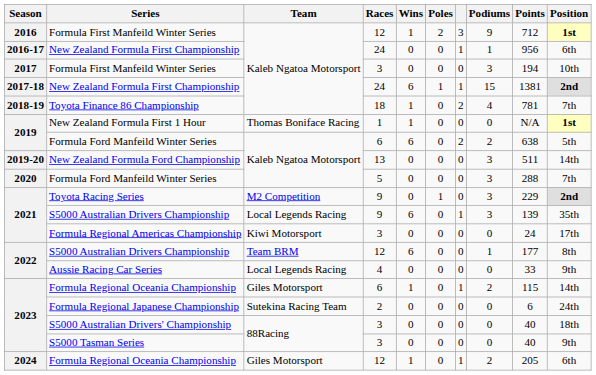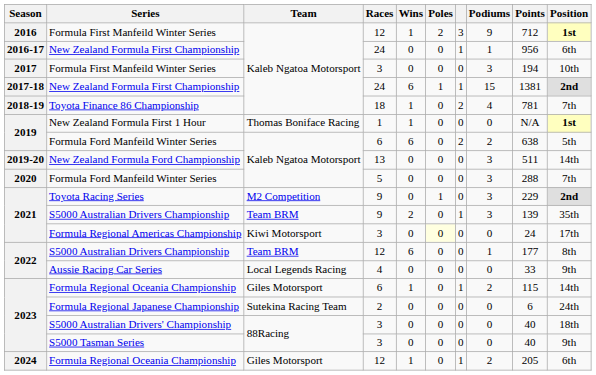(297, 215) Local Legends Racing -> (273, 215) Team BRM
(411, 215) 6 -> (411, 215) 2
(441, 233) no background -> (441, 233) lightyellow background
